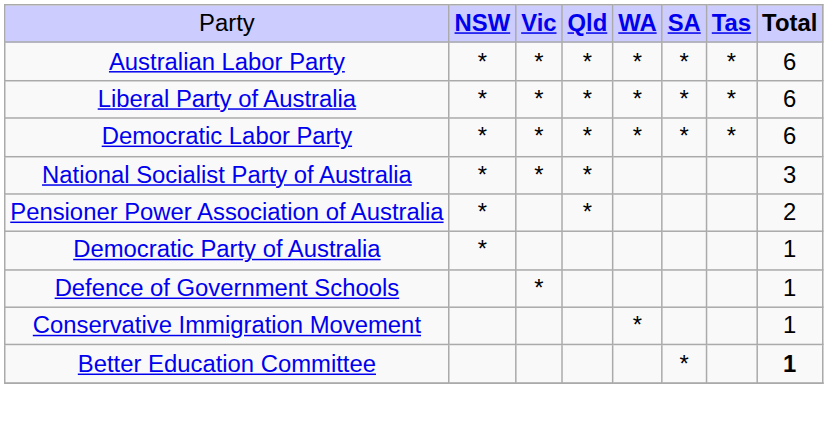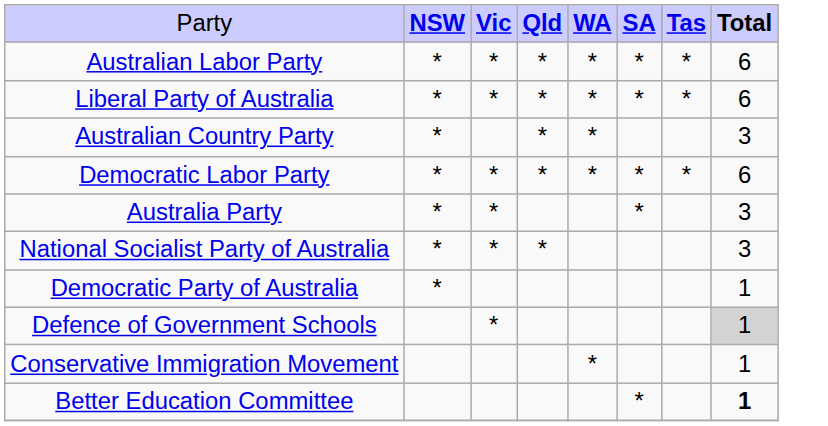+ row: (204, 136)
+ row: (204, 212)
- row: (227, 212)
(790, 288) no background -> (745, 325) lightgrey background
